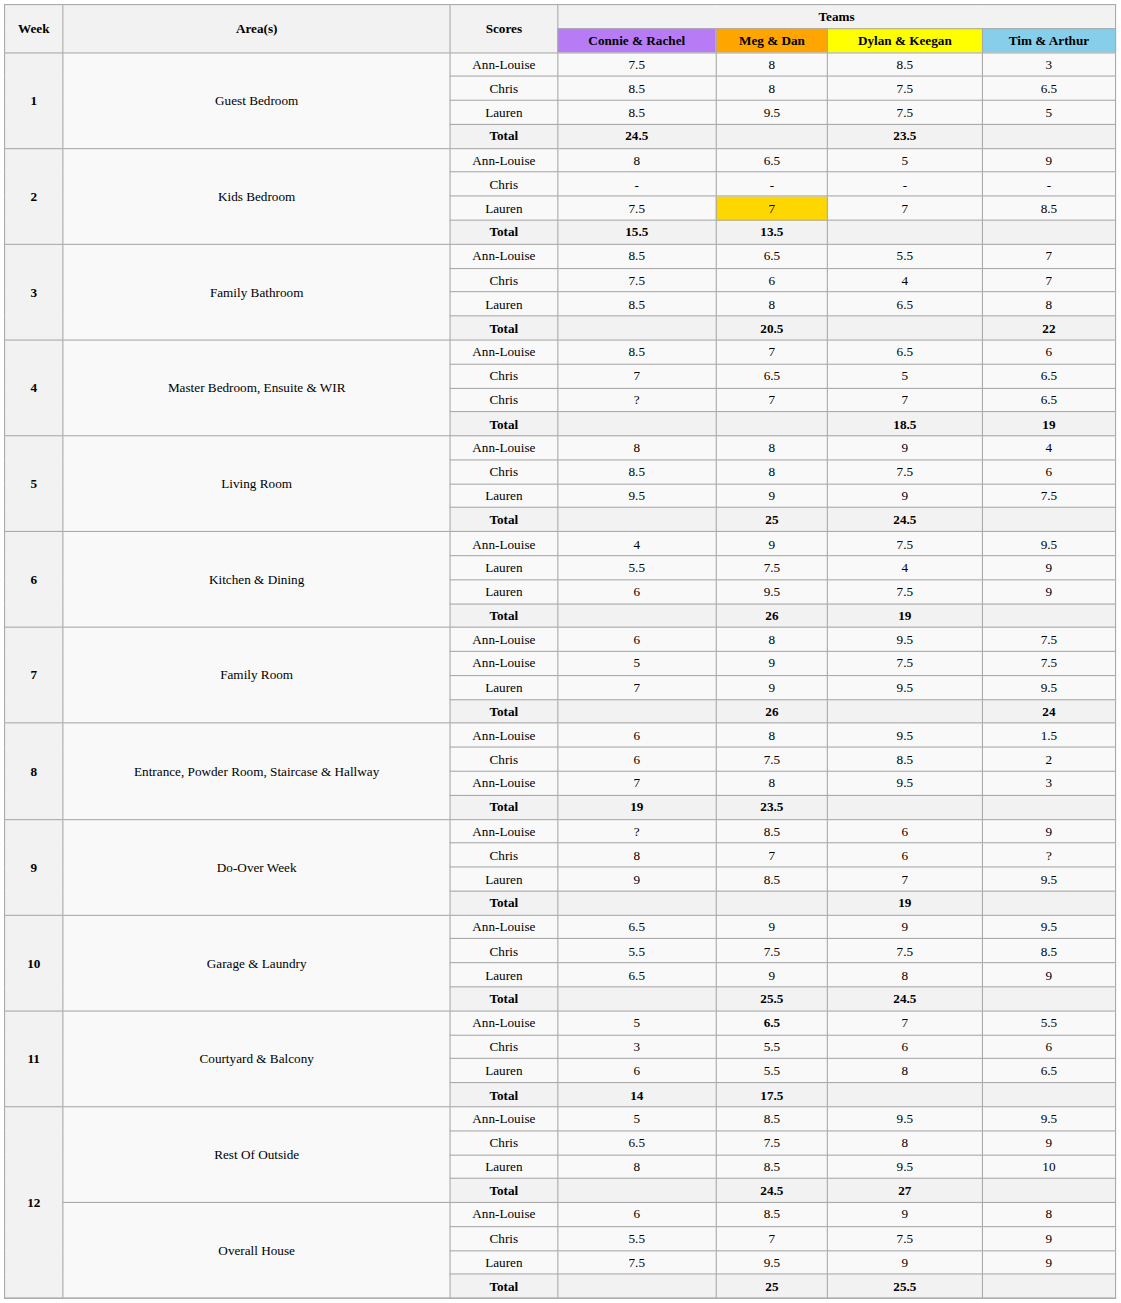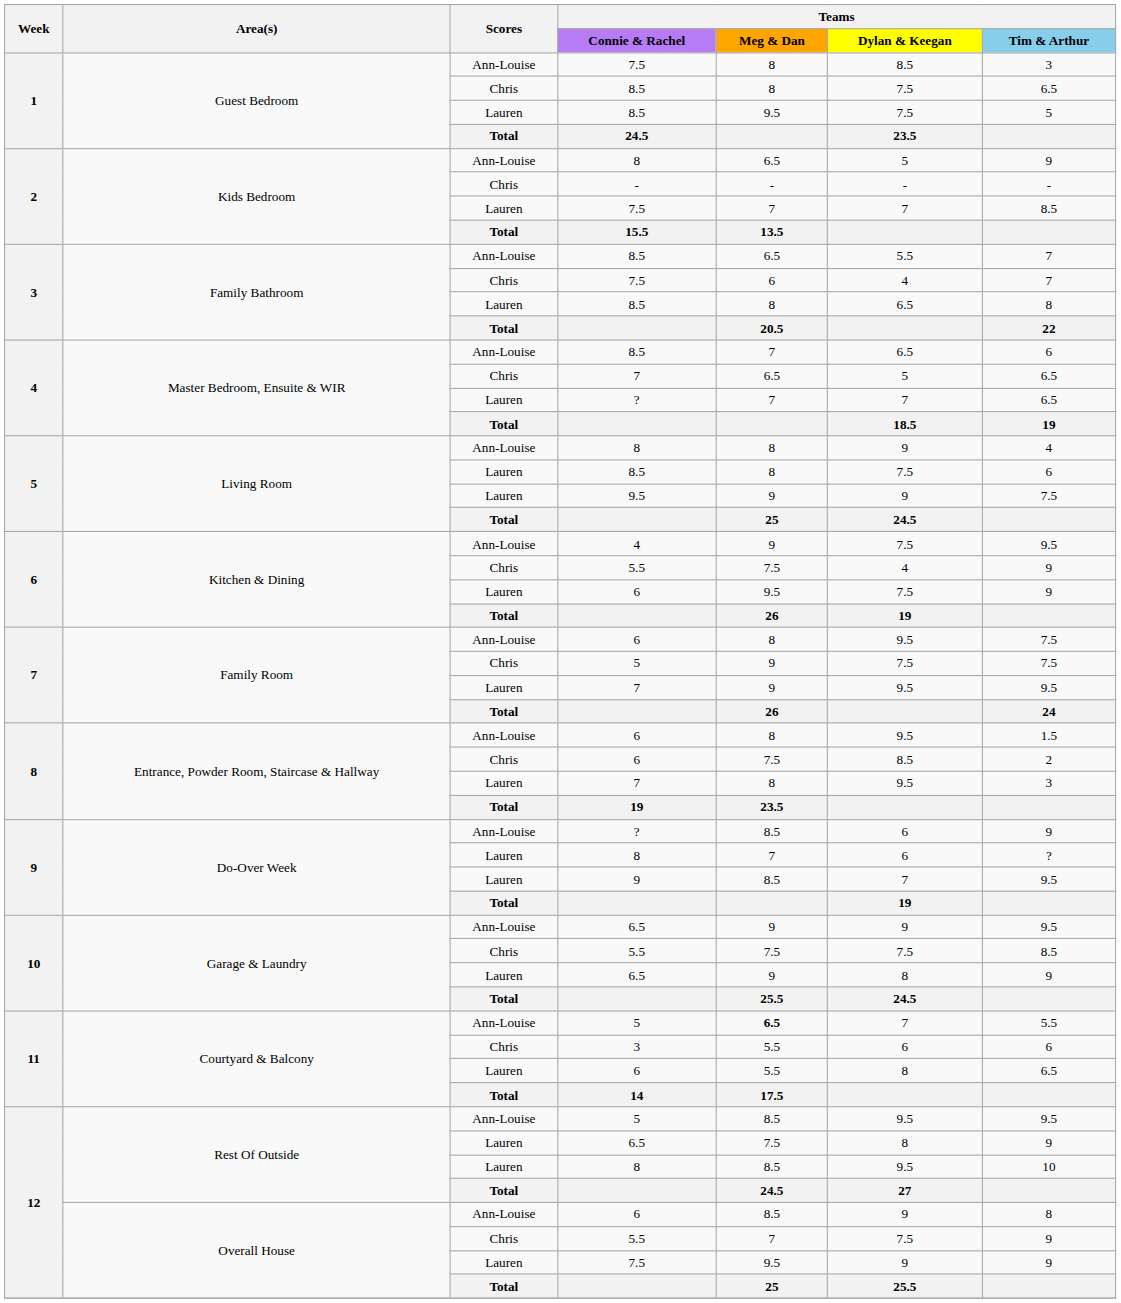(772, 208) gold background -> (772, 208) no background
(504, 400) Chris -> (504, 400) Lauren
(504, 472) Chris -> (504, 472) Lauren
(504, 568) Lauren -> (504, 568) Chris
(504, 663) Ann-Louise -> (504, 663) Chris
(504, 783) Ann-Louise -> (504, 783) Lauren
(504, 855) Chris -> (504, 855) Lauren
(504, 1143) Chris -> (504, 1143) Lauren
